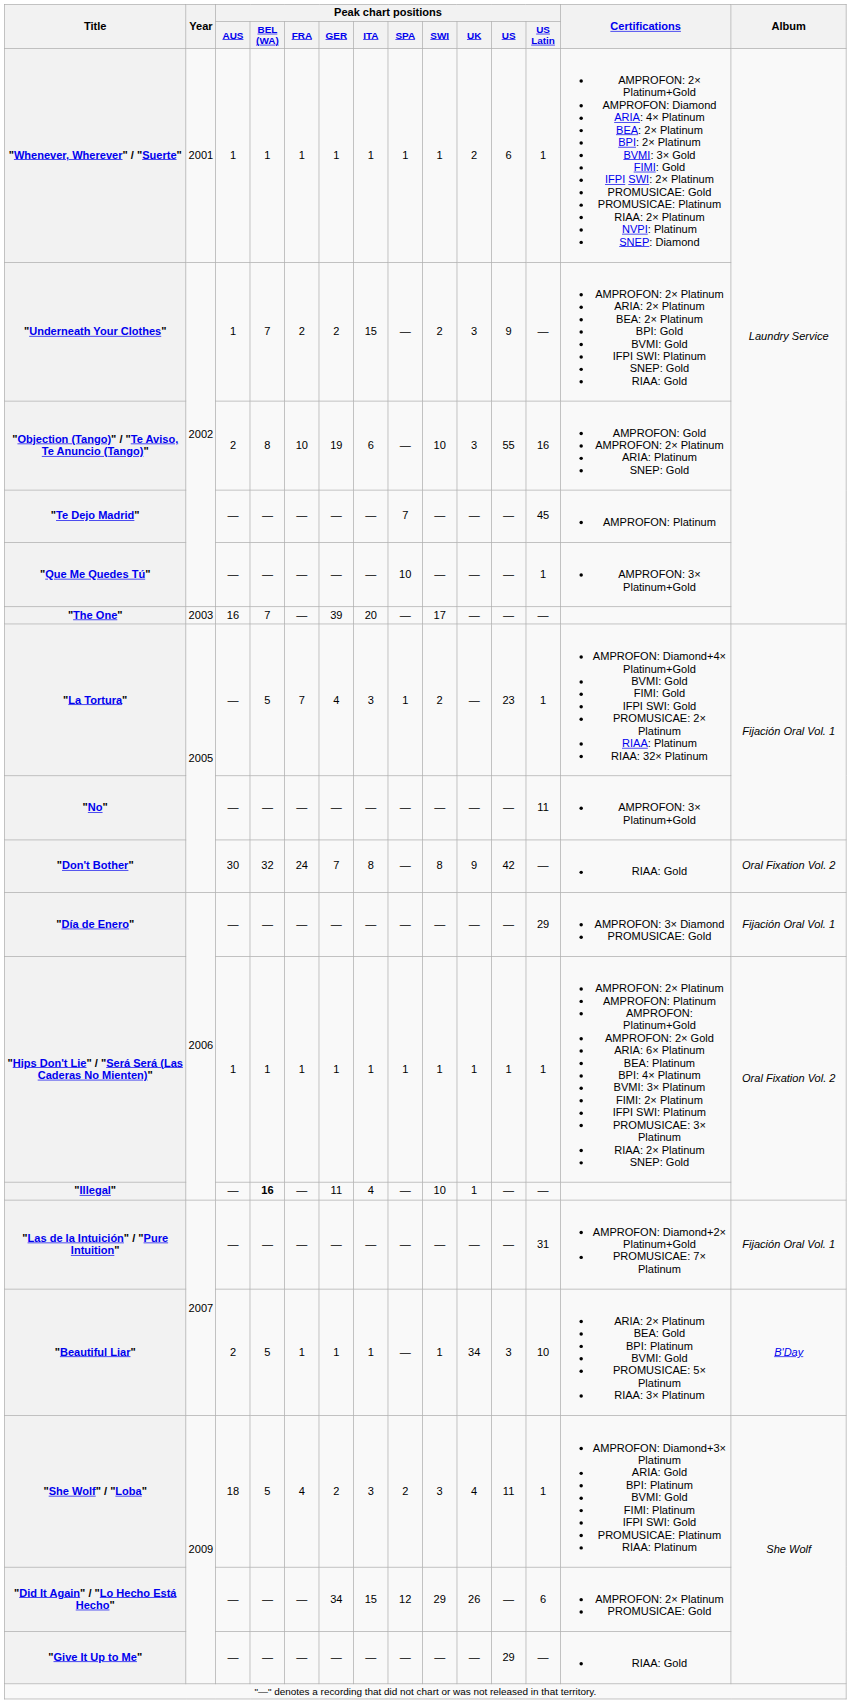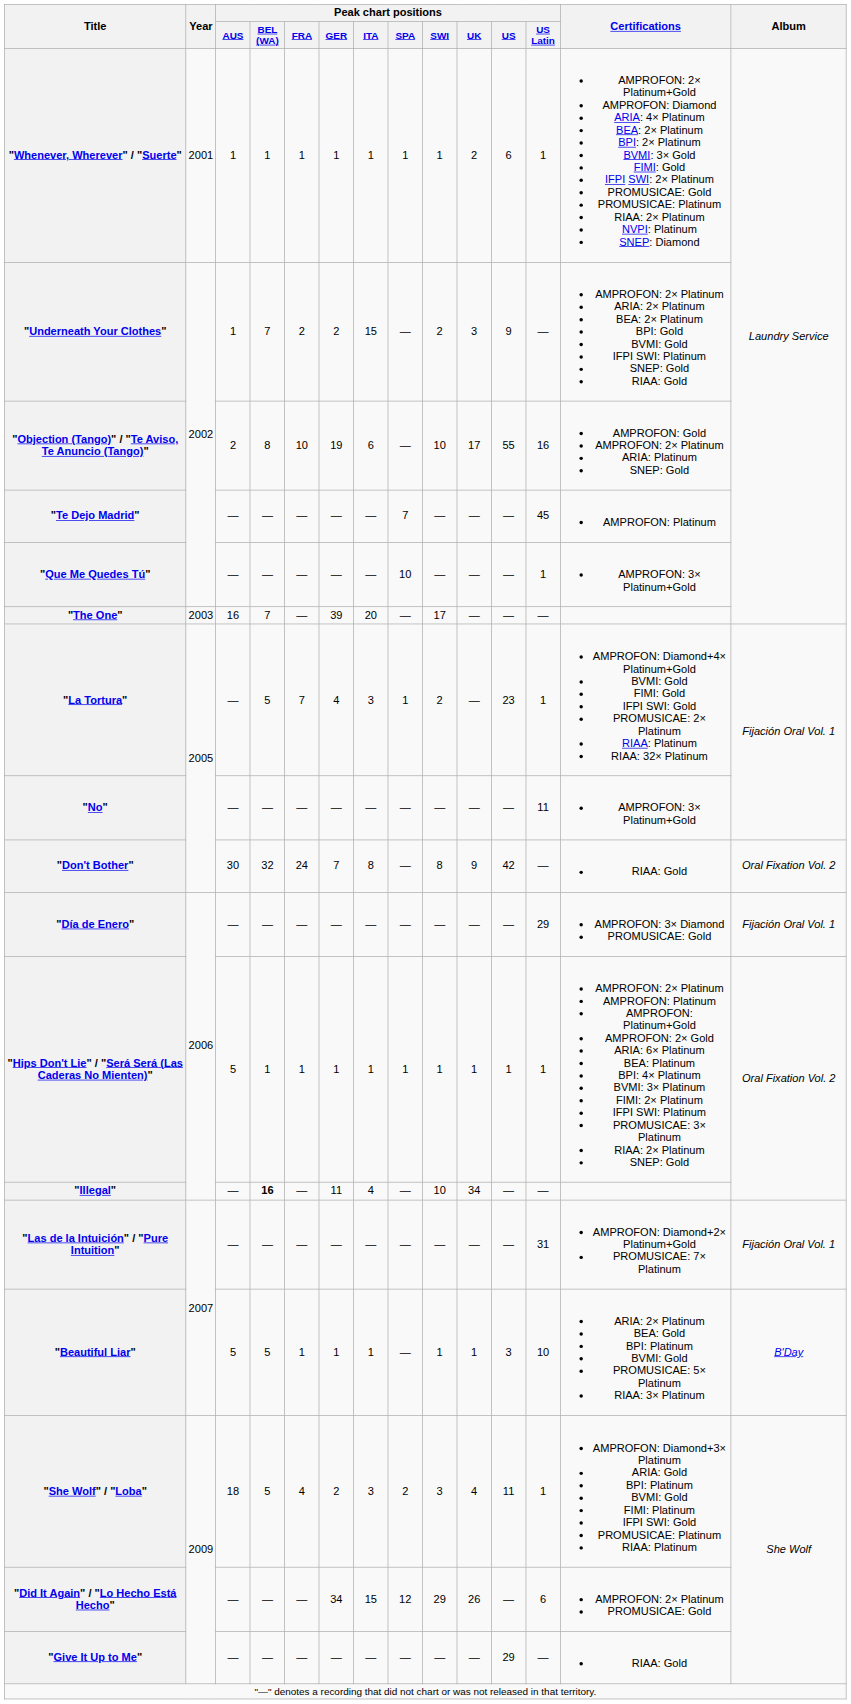(474, 445) 3 -> (474, 445) 17
(233, 1069) 1 -> (233, 1069) 5
(474, 1191) 1 -> (474, 1191) 34
(233, 1352) 2 -> (233, 1352) 5
(474, 1352) 34 -> (474, 1352) 1
